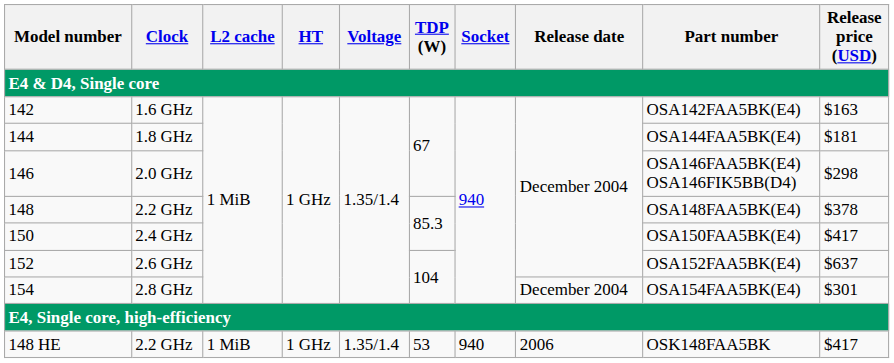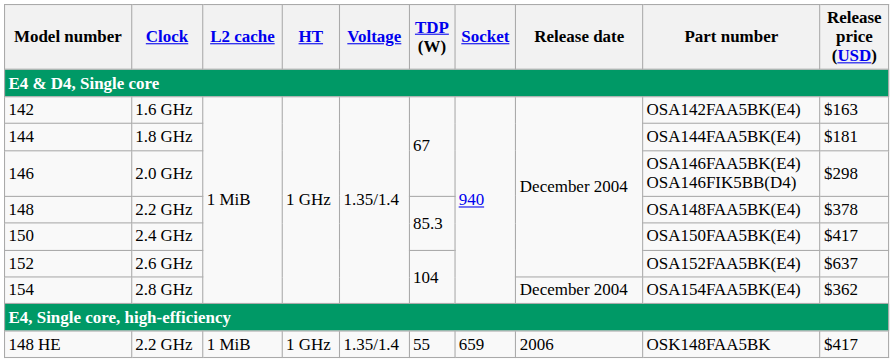(841, 290) $301 -> (841, 290) $362
(421, 344) 53 -> (421, 344) 55
(471, 344) 940 -> (471, 344) 659
